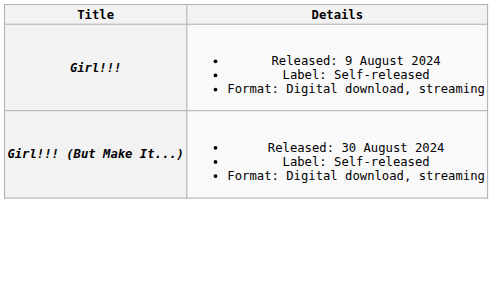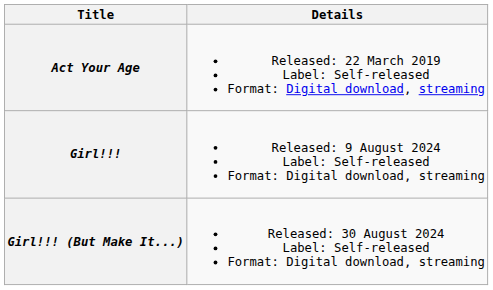+ row: (96, 68)
